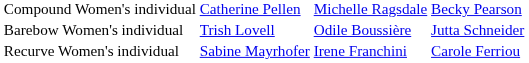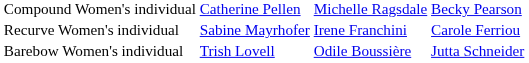rows swapped: (91, 51) <-> (94, 30)
